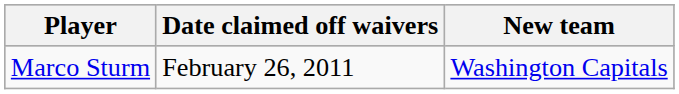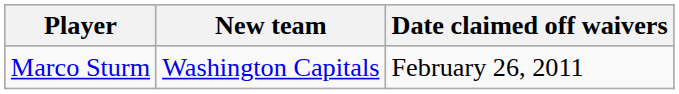columns swapped: (559, 25) <-> (300, 25)
